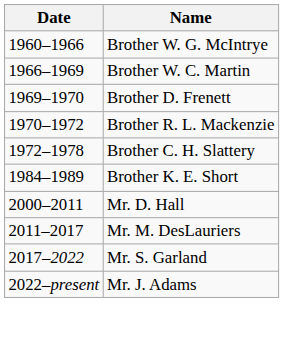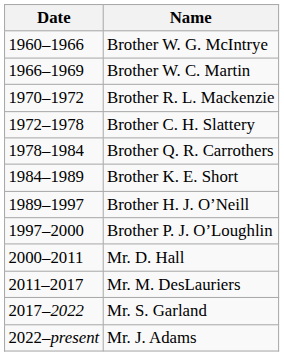- row: (169, 97)
+ row: (190, 151)
+ row: (178, 204)
+ row: (190, 230)
